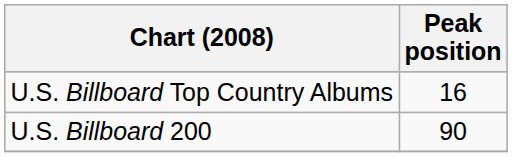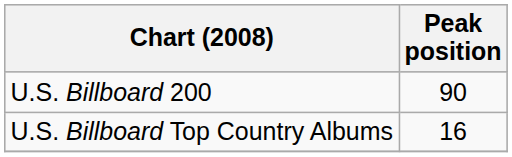rows swapped: (202, 91) <-> (111, 131)
